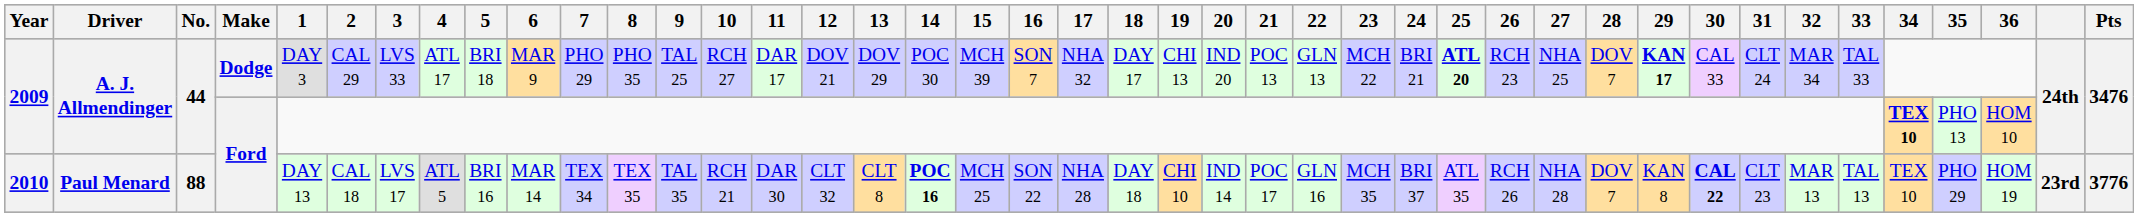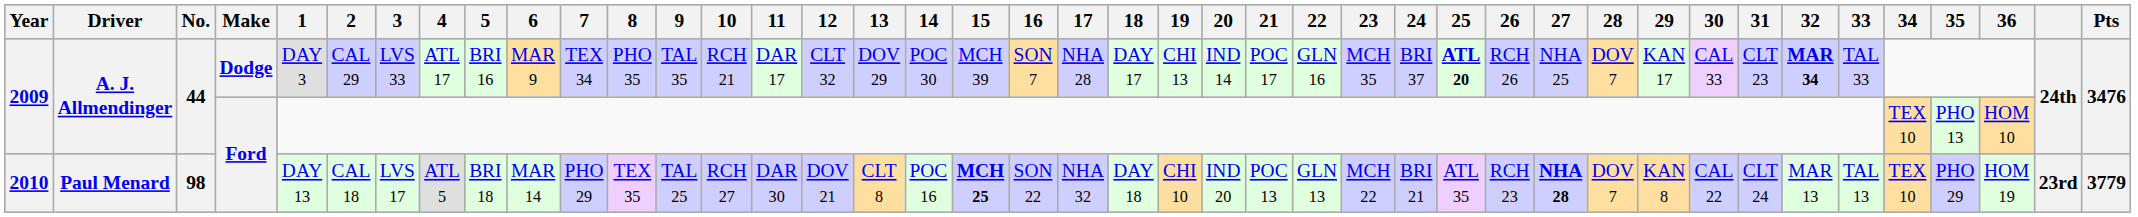(485, 66) BRI 18 -> (485, 66) BRI 16
(584, 66) PHO 29 -> (584, 66) TEX 34
(679, 66) TAL 25 -> (679, 66) TAL 35
(727, 66) RCH 27 -> (727, 66) RCH 21
(828, 66) DOV 21 -> (828, 66) CLT 32
(1083, 66) NHA 32 -> (1083, 66) NHA 28
(1223, 66) IND 20 -> (1223, 66) IND 14
(1269, 66) POC 13 -> (1269, 66) POC 17
(1317, 66) GLN 13 -> (1317, 66) GLN 16
(1368, 66) MCH 22 -> (1368, 66) MCH 35
(1416, 66) BRI 21 -> (1416, 66) BRI 37
(1510, 66) RCH 23 -> (1510, 66) RCH 26
(1664, 67) bold -> (1664, 66) normal
(1763, 66) CLT 24 -> (1760, 66) CLT 23
(1811, 66) normal -> (1810, 67) bold
(1909, 125) bold -> (1907, 124) normal
(196, 183) 88 -> (196, 183) 98
(485, 182) BRI 16 -> (485, 182) BRI 18
(584, 182) TEX 34 -> (584, 182) PHO 29
(679, 182) TAL 35 -> (679, 182) TAL 25
(727, 182) RCH 21 -> (727, 182) RCH 27
(828, 182) CLT 32 -> (828, 182) DOV 21
(930, 183) bold -> (928, 182) normal
(982, 182) normal -> (980, 183) bold
(1083, 182) NHA 28 -> (1083, 182) NHA 32
(1223, 182) IND 14 -> (1223, 182) IND 20
(1269, 182) POC 17 -> (1269, 182) POC 13
(1317, 182) GLN 16 -> (1317, 182) GLN 13
(1368, 182) MCH 35 -> (1368, 182) MCH 22
(1416, 182) BRI 37 -> (1416, 182) BRI 21
(1510, 182) RCH 26 -> (1510, 182) RCH 23
(1560, 182) normal -> (1561, 183) bold
(1715, 183) bold -> (1714, 182) normal
(1763, 182) CLT 23 -> (1760, 182) CLT 24
(2109, 183) 3776 -> (2106, 183) 3779
